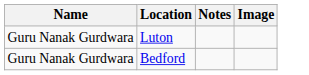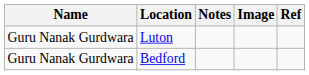+ column: (291, 15)
